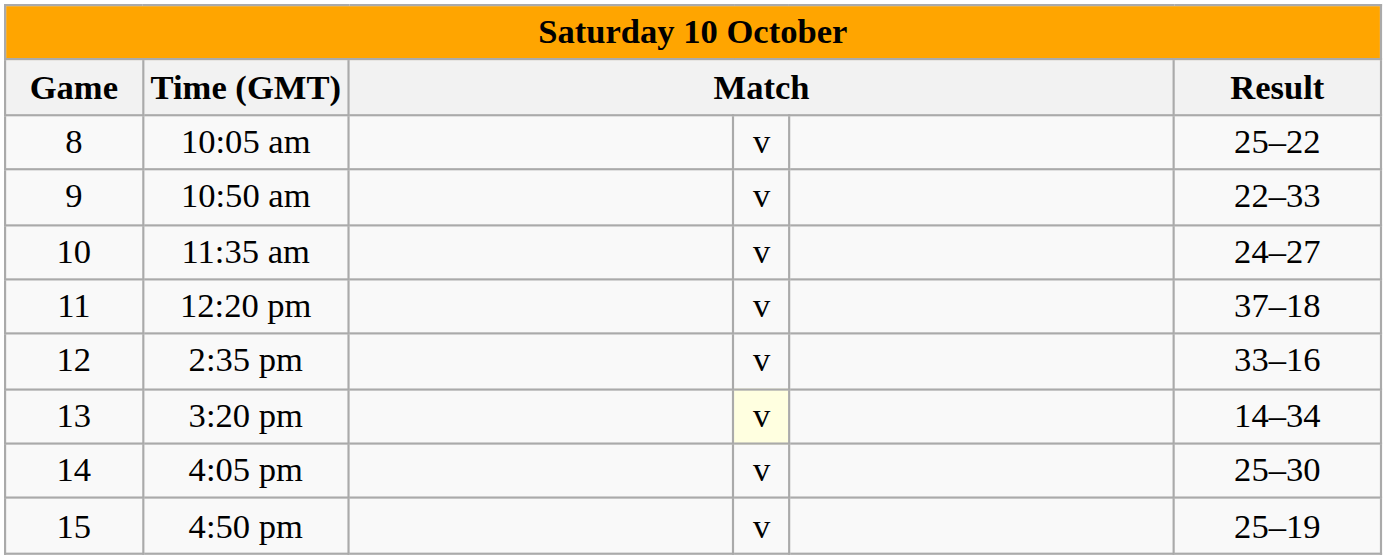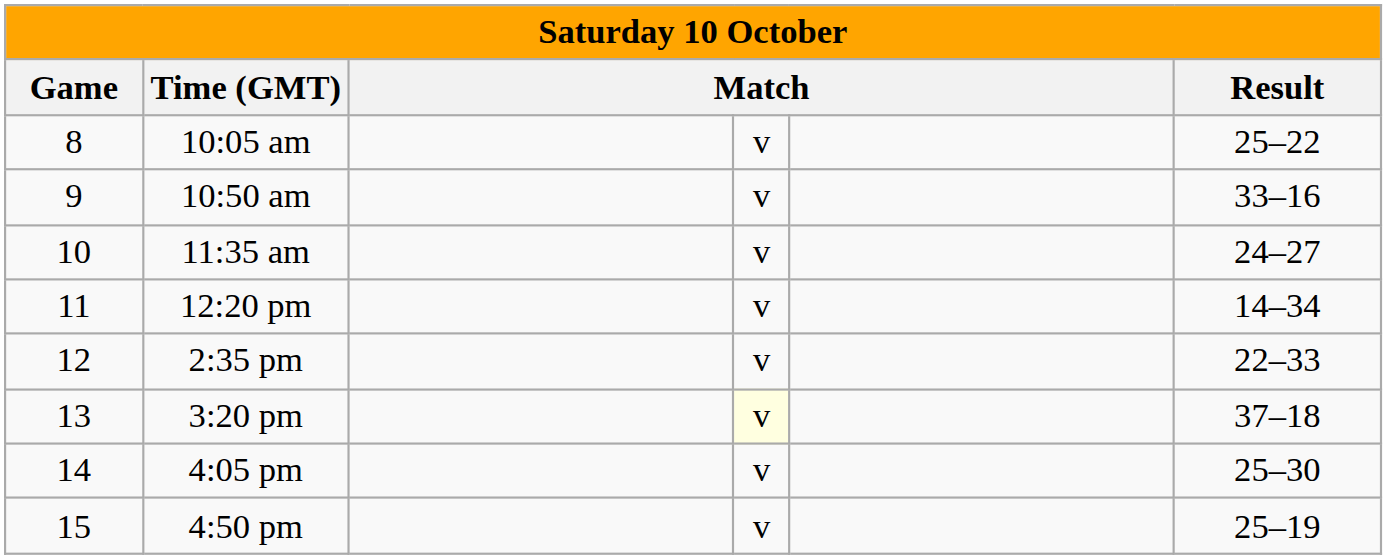(1277, 196) 22–33 -> (1277, 196) 33–16
(1277, 305) 37–18 -> (1277, 305) 14–34
(1277, 360) 33–16 -> (1277, 360) 22–33
(1277, 415) 14–34 -> (1277, 415) 37–18
